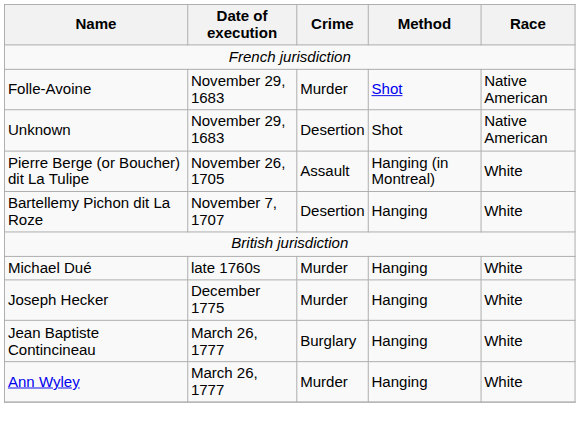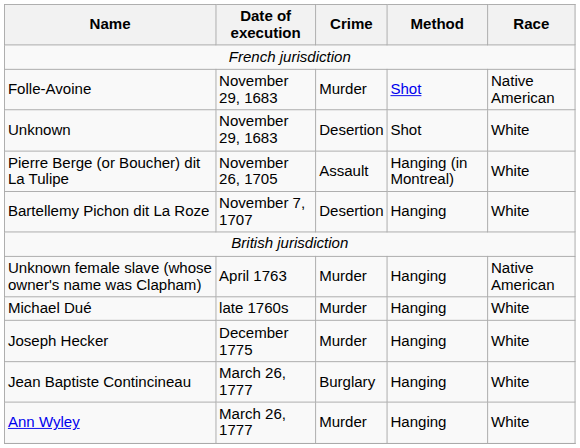(516, 130) Native American -> (510, 130) White
+ row: (110, 276)
